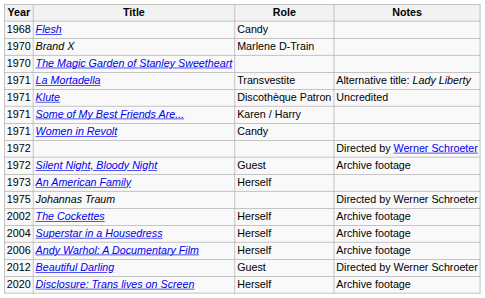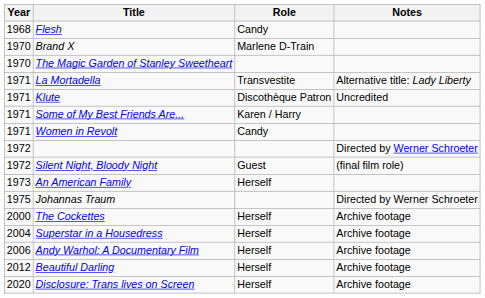(374, 166) Archive footage -> (370, 166) (final film role)
(19, 217) 2002 -> (19, 217) 2000
(251, 268) Guest -> (254, 268) Herself
(407, 268) Directed by Werner Schroeter -> (374, 268) Archive footage
